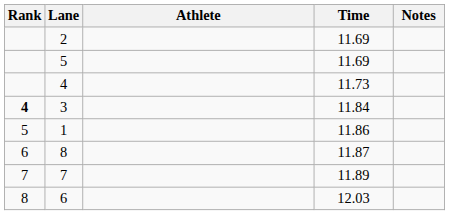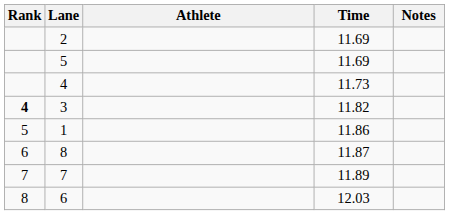(354, 107) 11.84 -> (354, 107) 11.82
